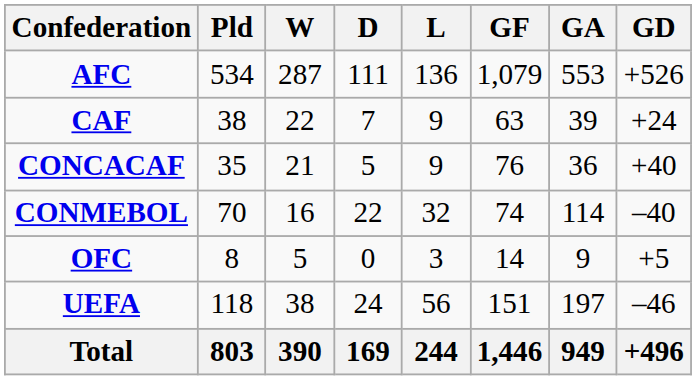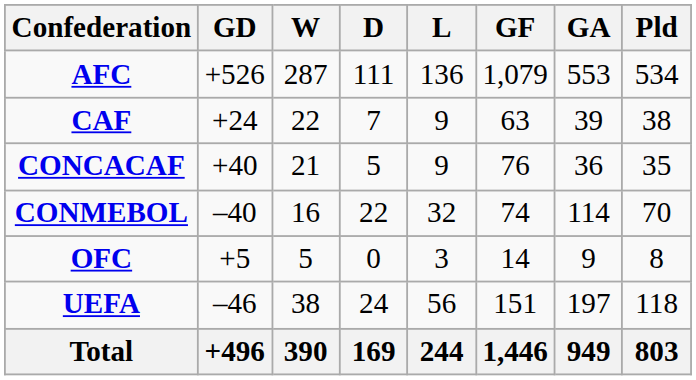columns swapped: (232, 27) <-> (654, 27)
